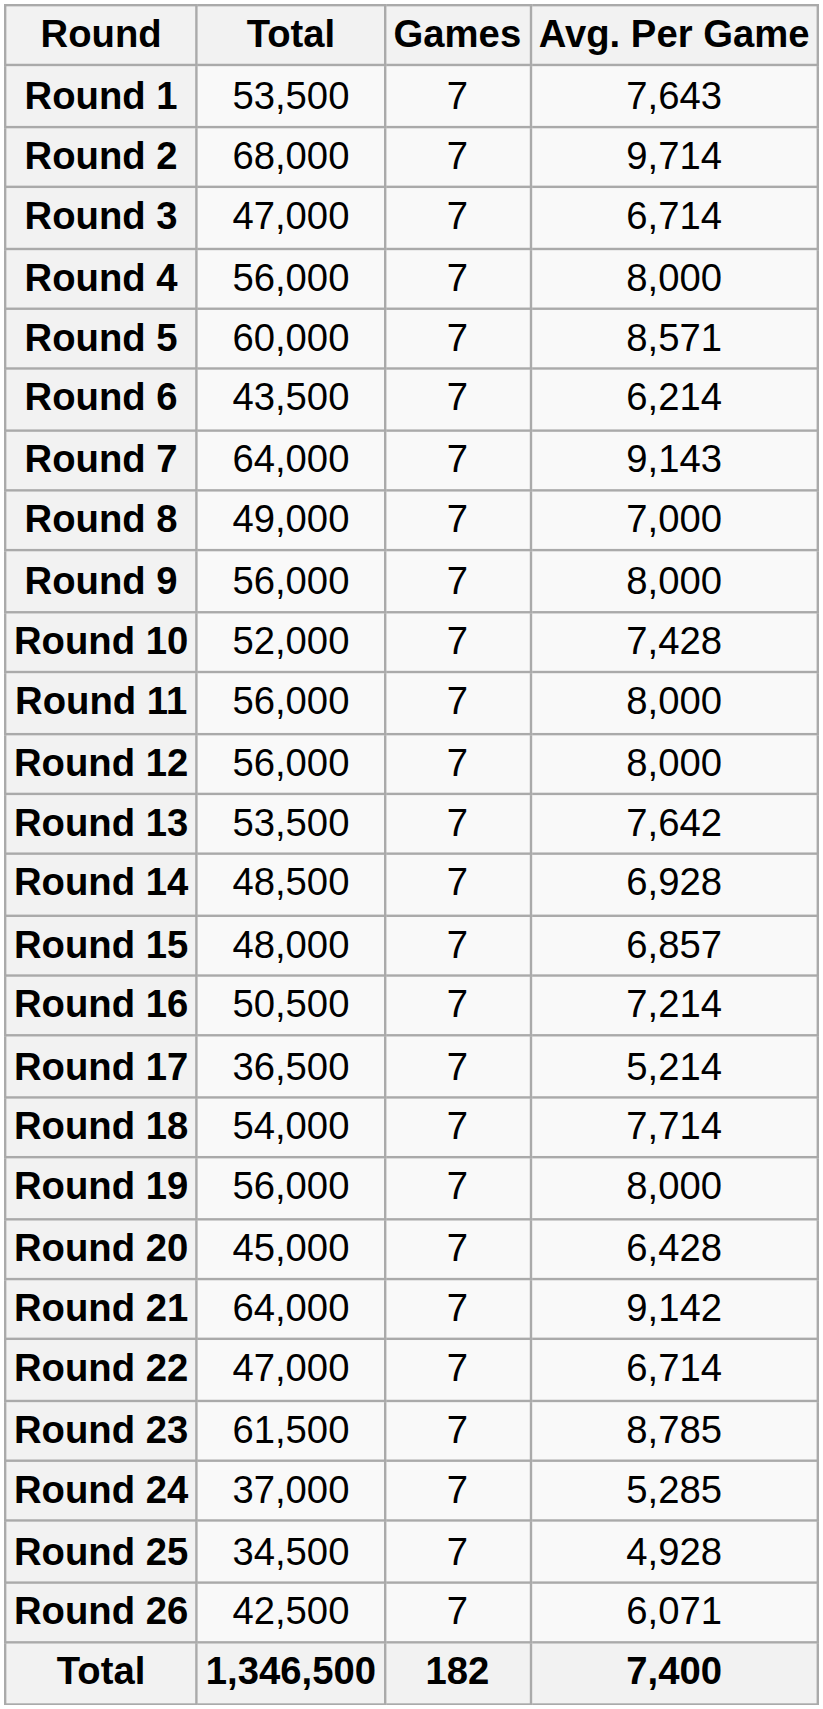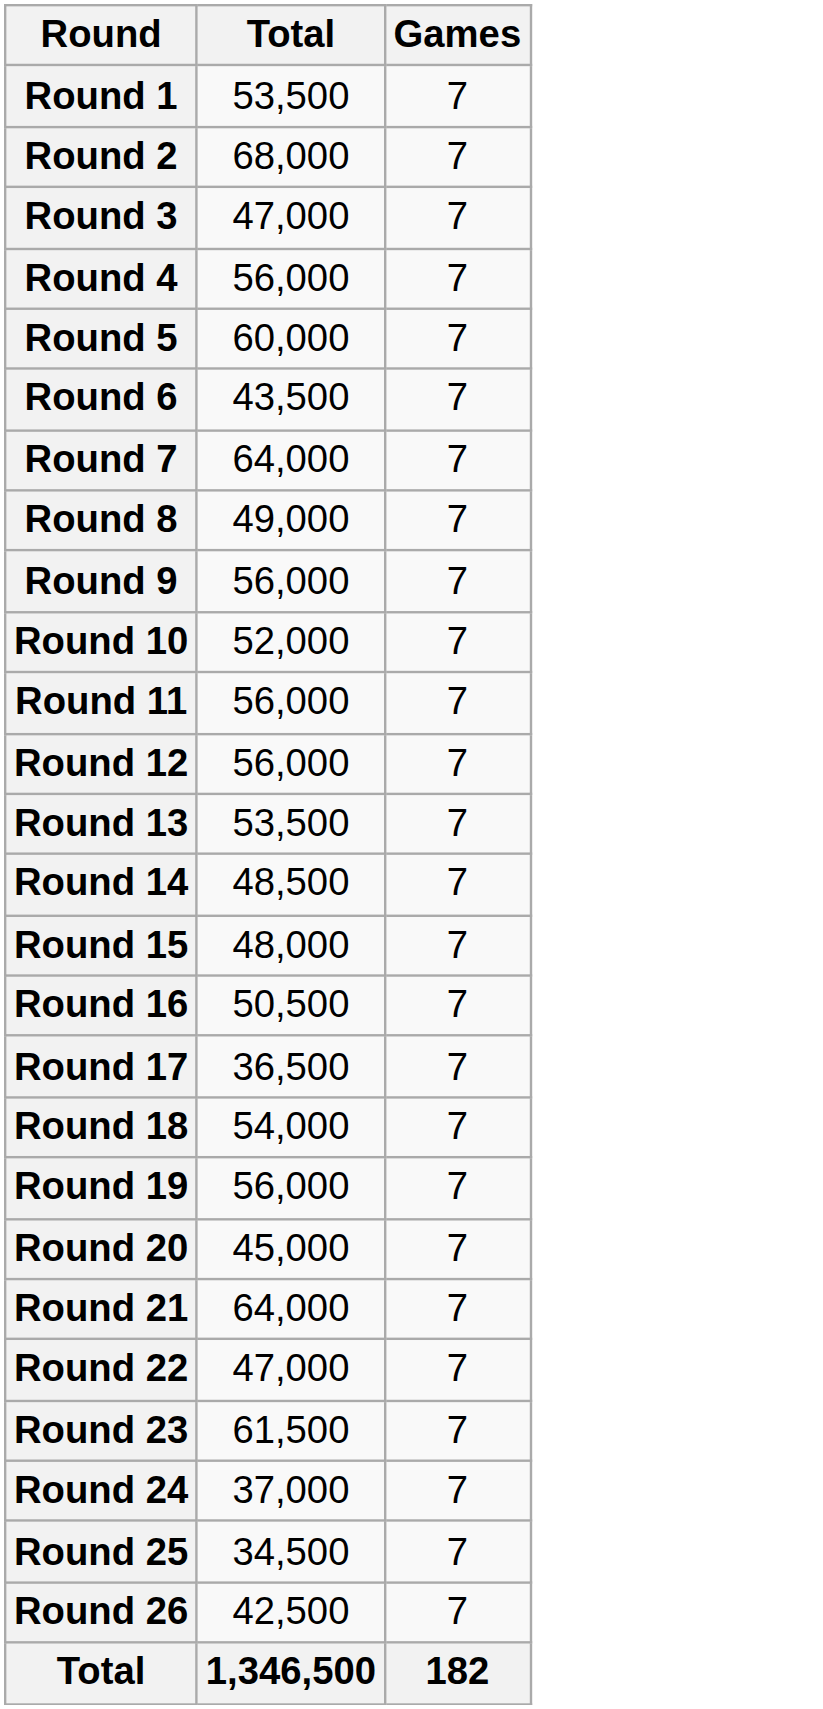- column: (674, 34)
